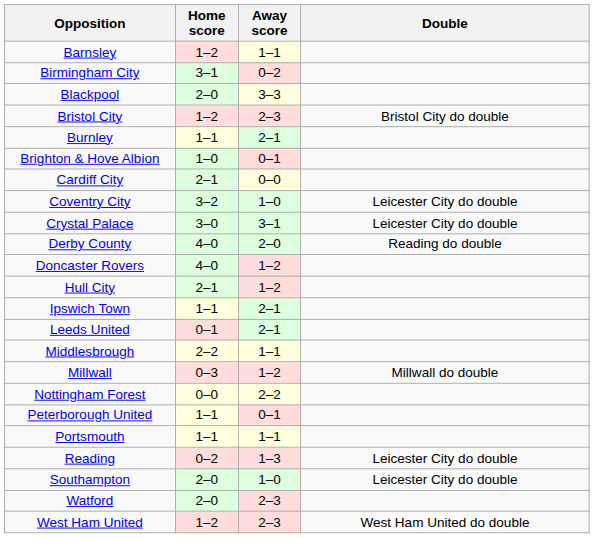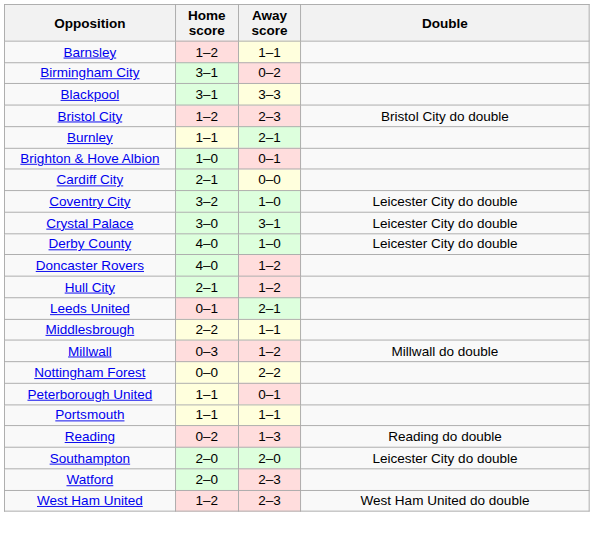(207, 95) 2–0 -> (207, 95) 3–1
(269, 244) 2–0 -> (269, 244) 1–0
(445, 244) Reading do double -> (445, 244) Leicester City do double
- row: (90, 309)
(445, 458) Leicester City do double -> (445, 437) Reading do double
(269, 480) 1–0 -> (269, 458) 2–0
